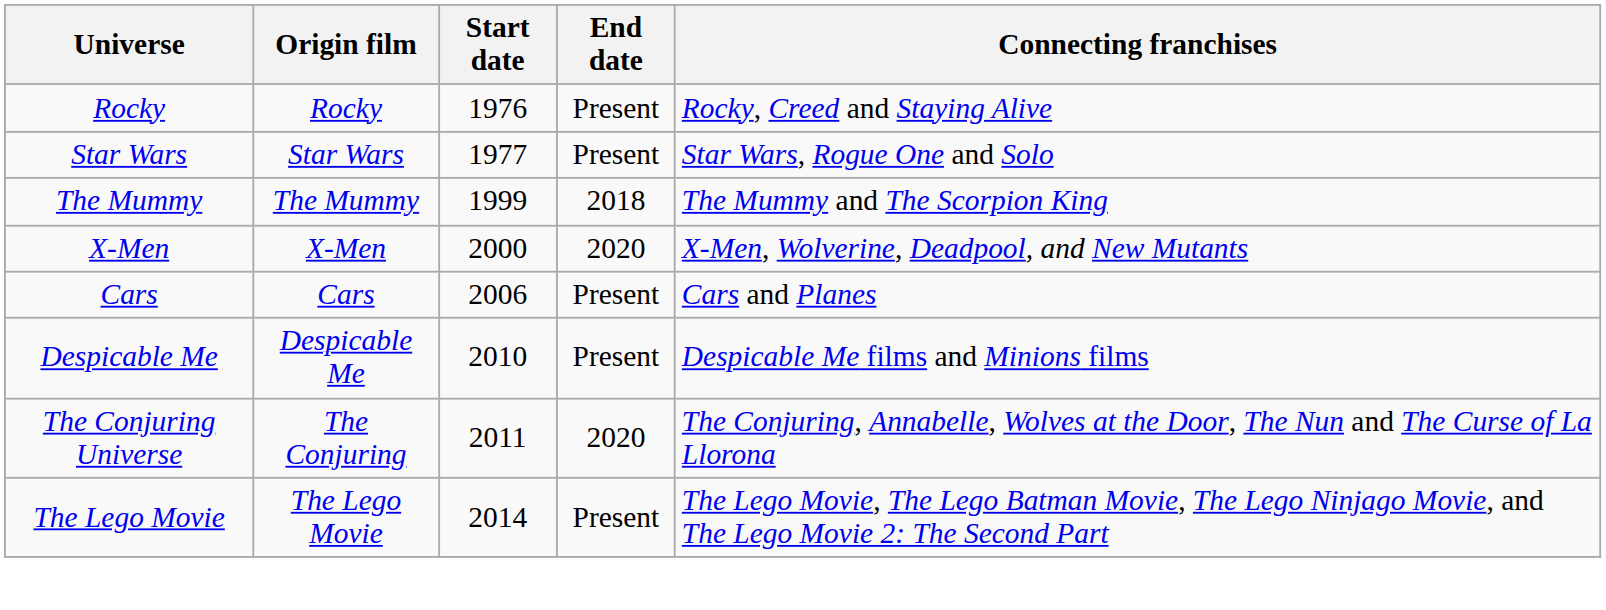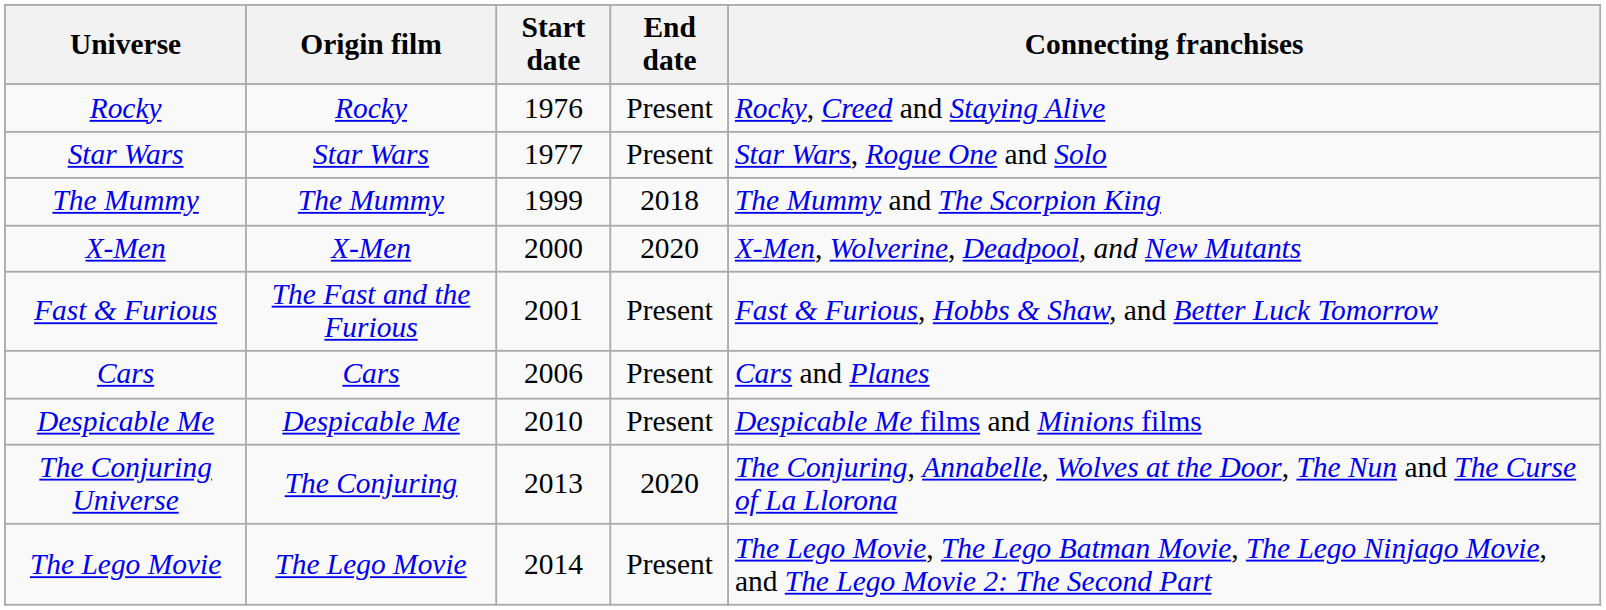+ row: (126, 310)
(498, 437) 2011 -> (553, 484) 2013
